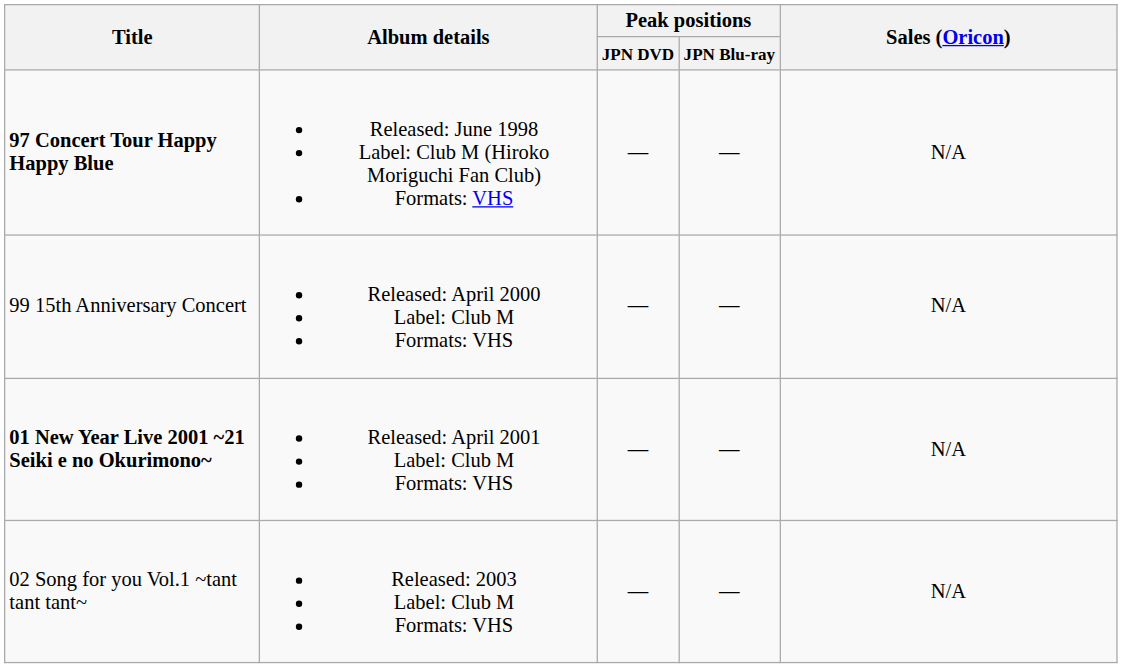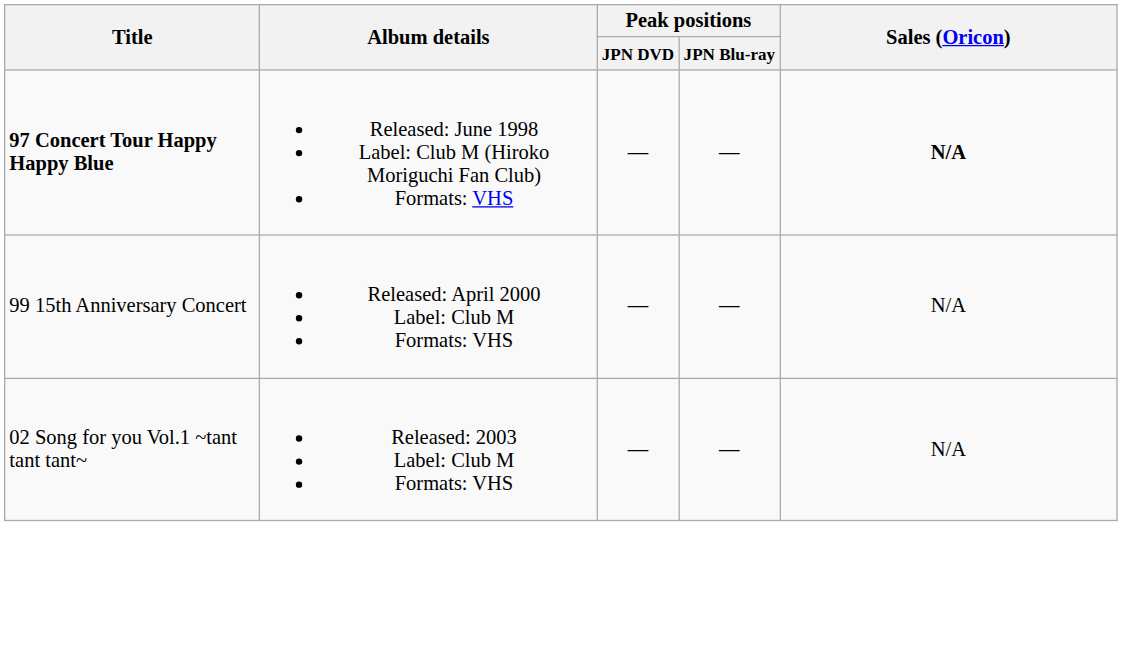(948, 152) normal -> (948, 152) bold
- row: (127, 448)
